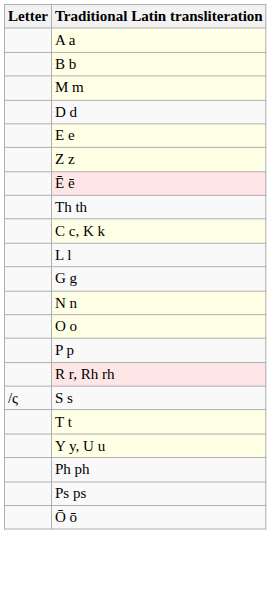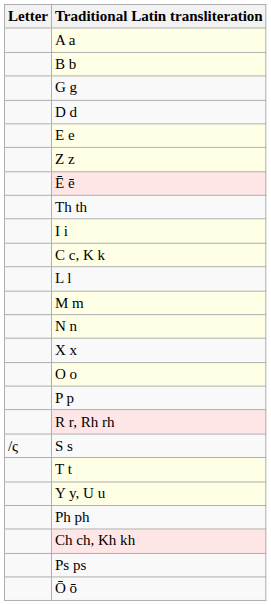rows swapped: (66, 278) <-> (69, 87)
+ row: (61, 231)
+ row: (66, 350)
+ row: (95, 541)
